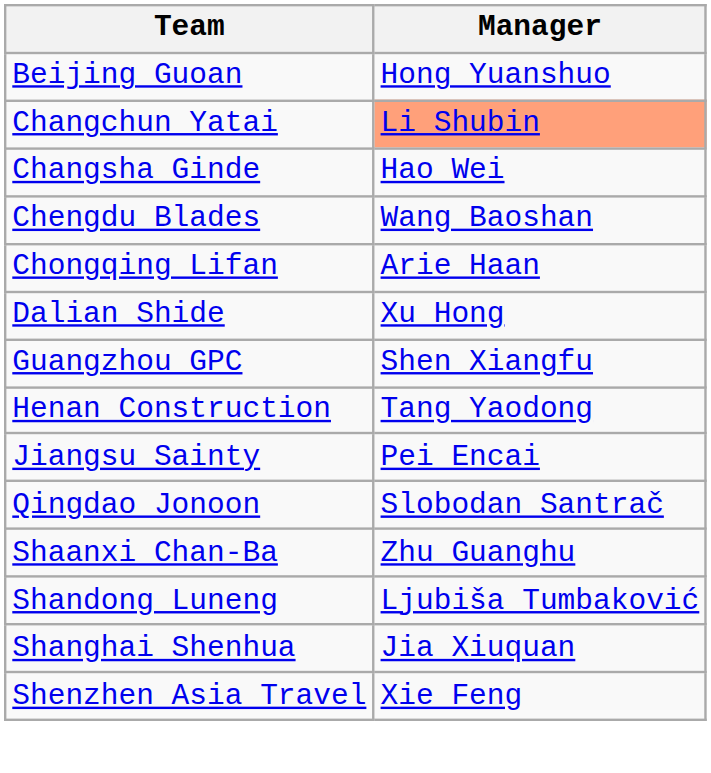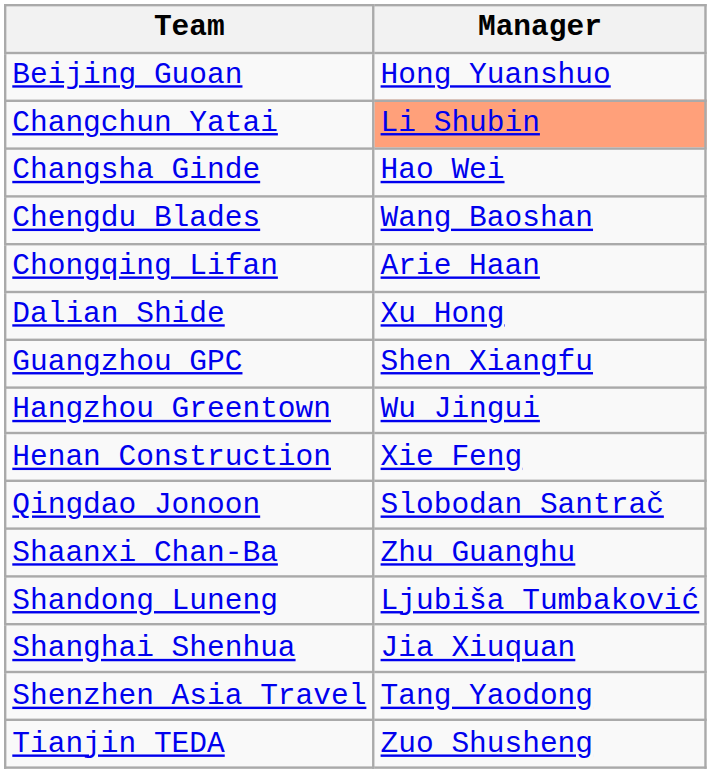+ row: (172, 411)
(487, 411) Tang Yaodong -> (451, 458) Xie Feng
- row: (136, 458)
(451, 696) Xie Feng -> (487, 696) Tang Yaodong
+ row: (119, 744)
